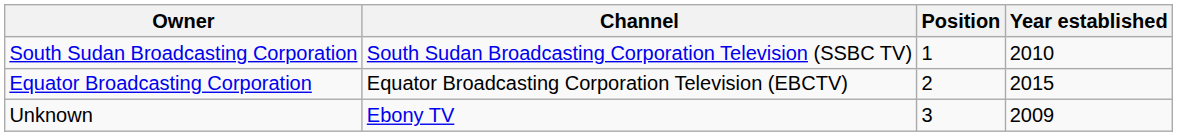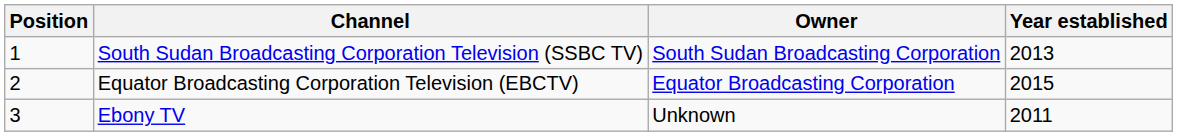columns swapped: (961, 21) <-> (183, 21)
(1032, 53) 2010 -> (1032, 53) 2013
(1032, 116) 2009 -> (1031, 116) 2011
